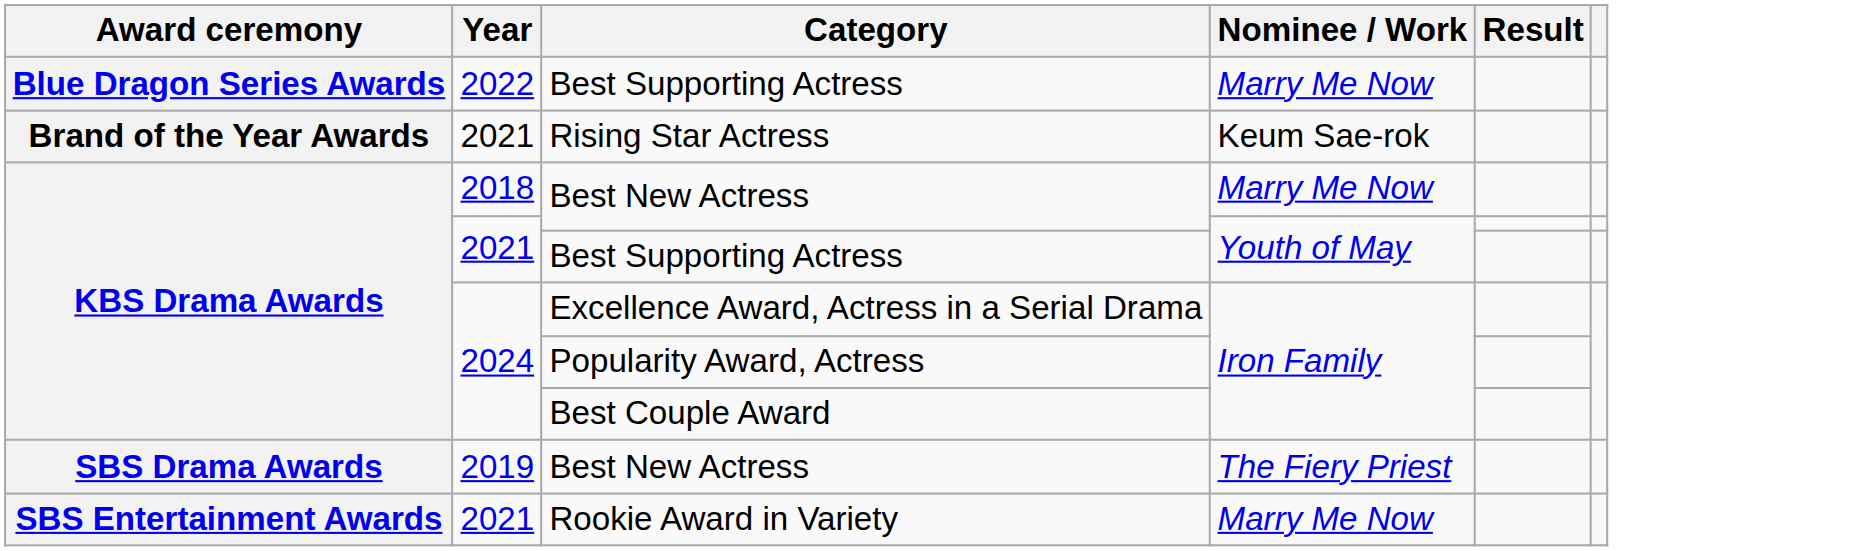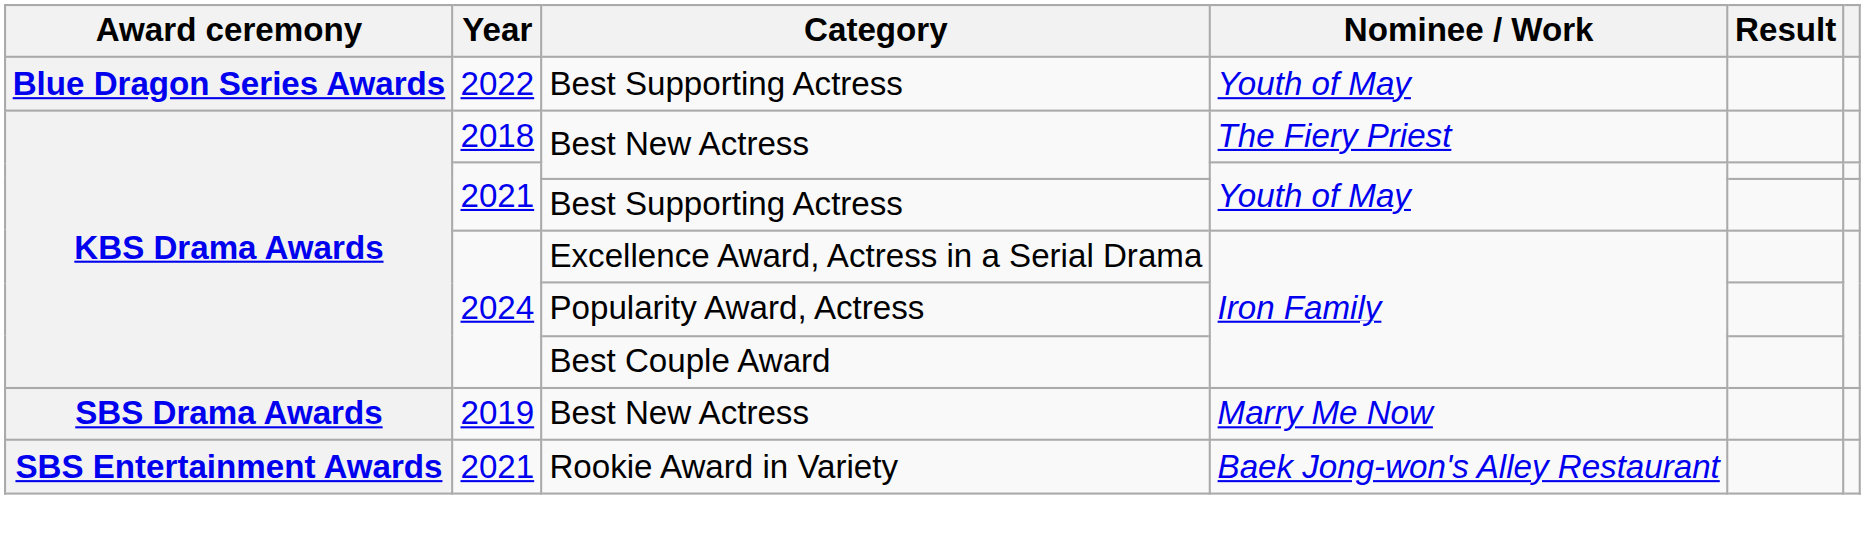(1325, 83) Marry Me Now -> (1314, 83) Youth of May
- row: (497, 135)
(1325, 188) Marry Me Now -> (1334, 135) The Fiery Priest
(1334, 466) The Fiery Priest -> (1325, 413) Marry Me Now
(1325, 518) Marry Me Now -> (1469, 466) Baek Jong-won's Alley Restaurant
